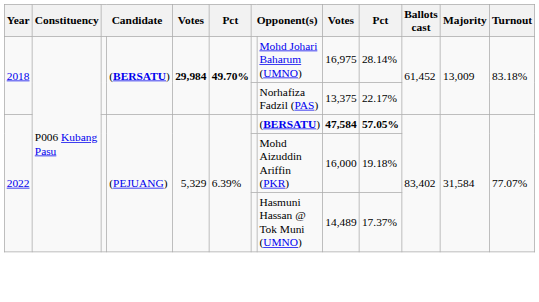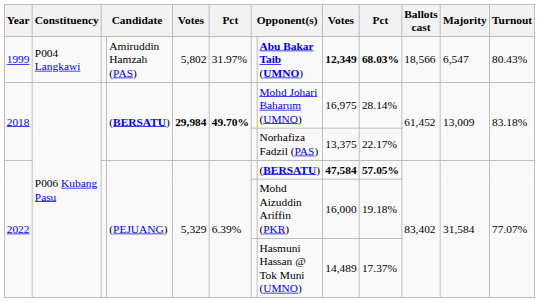+ row: (18, 59)
